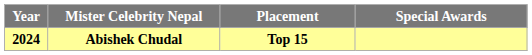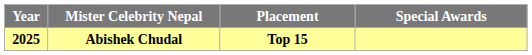(26, 39) 2024 -> (26, 39) 2025
